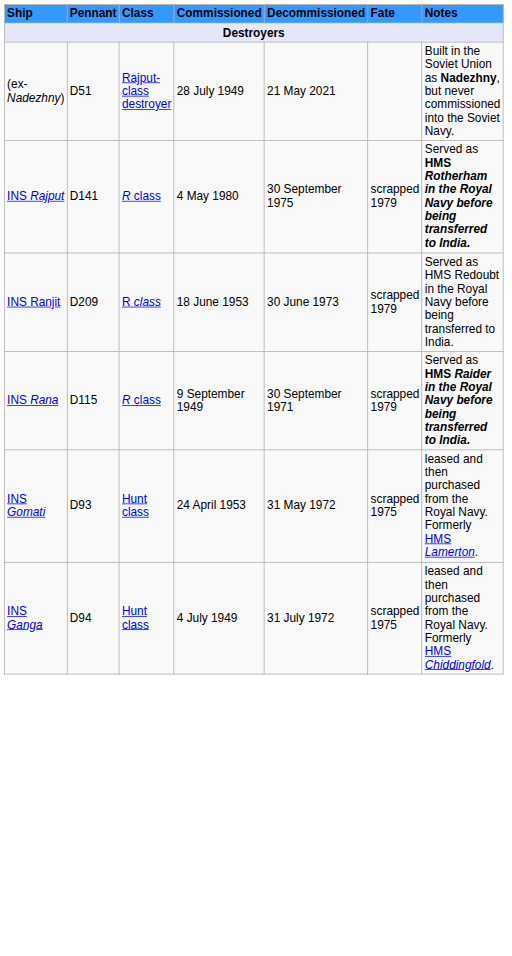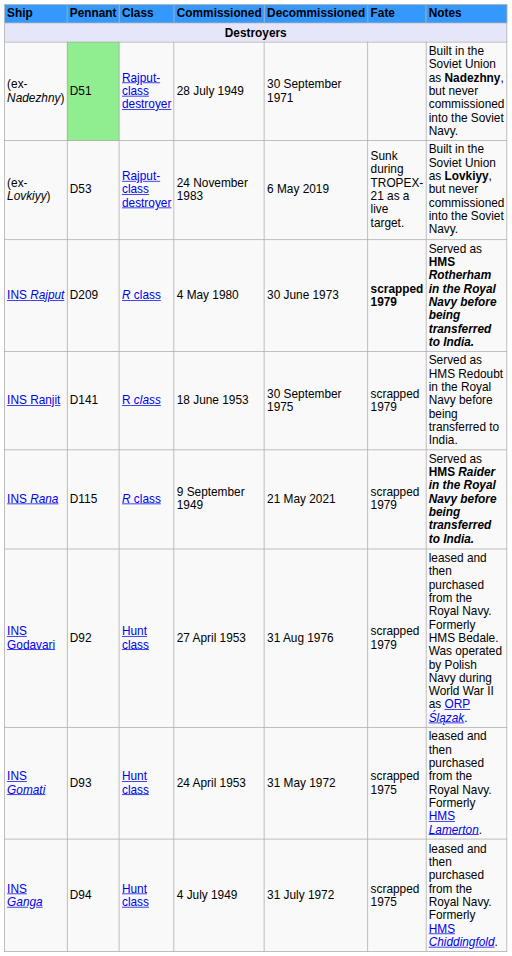(81, 91) no background -> (81, 91) lightgreen background
(301, 91) 21 May 2021 -> (304, 91) 30 September 1971
+ row: (29, 190)
(84, 196) D141 -> (84, 295) D209
(304, 196) 30 September 1975 -> (303, 295) 30 June 1973
(395, 196) normal -> (397, 295) bold
(84, 302) D209 -> (84, 400) D141
(303, 302) 30 June 1973 -> (304, 400) 30 September 1975
(304, 400) 30 September 1971 -> (301, 499) 21 May 2021
+ row: (31, 638)
